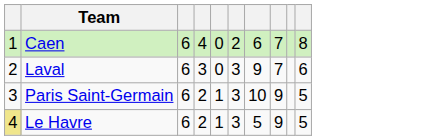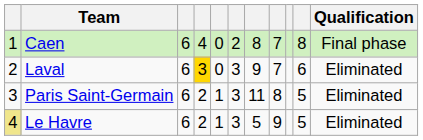+ column: (364, 17)
(257, 43) 6 -> (257, 43) 8
(202, 69) no background -> (202, 69) gold background
(257, 95) 10 -> (257, 95) 11
(279, 95) 9 -> (277, 95) 8
